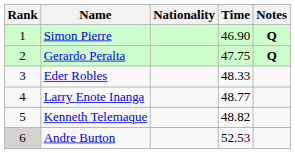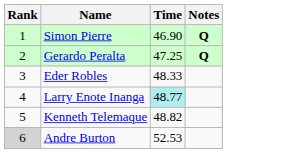- column: (184, 14)
(236, 55) 47.75 -> (168, 55) 47.25
(236, 96) no background -> (168, 96) paleturquoise background
